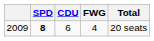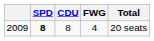(68, 28) 6 -> (68, 28) 8
